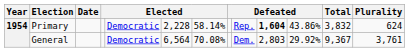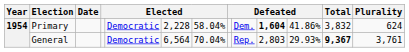(210, 26) 58.14% -> (210, 26) 58.04%
(244, 26) Rep. -> (244, 26) Dem.
(305, 26) 43.86% -> (305, 26) 41.86%
(210, 40) 70.08% -> (210, 40) 70.04%
(244, 40) Dem. -> (244, 40) Rep.
(305, 40) 29.92% -> (305, 40) 29.93%
(338, 40) normal -> (338, 40) bold
